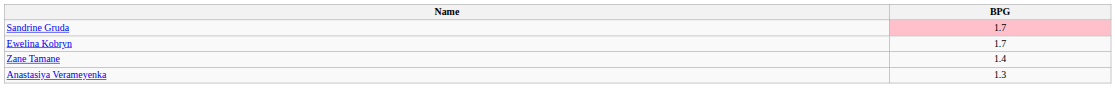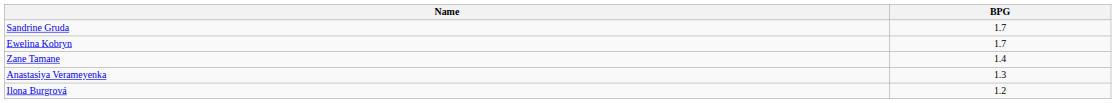(1000, 28) pink background -> (1000, 28) no background
+ row: (37, 91)
